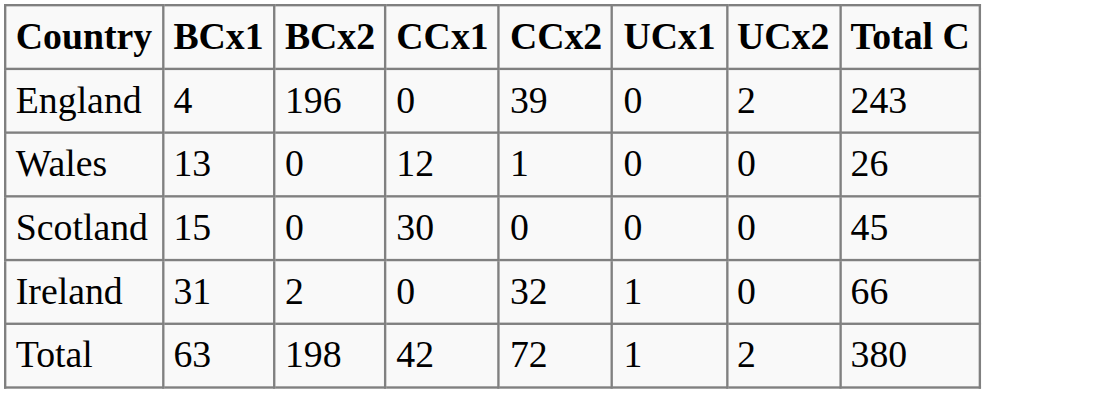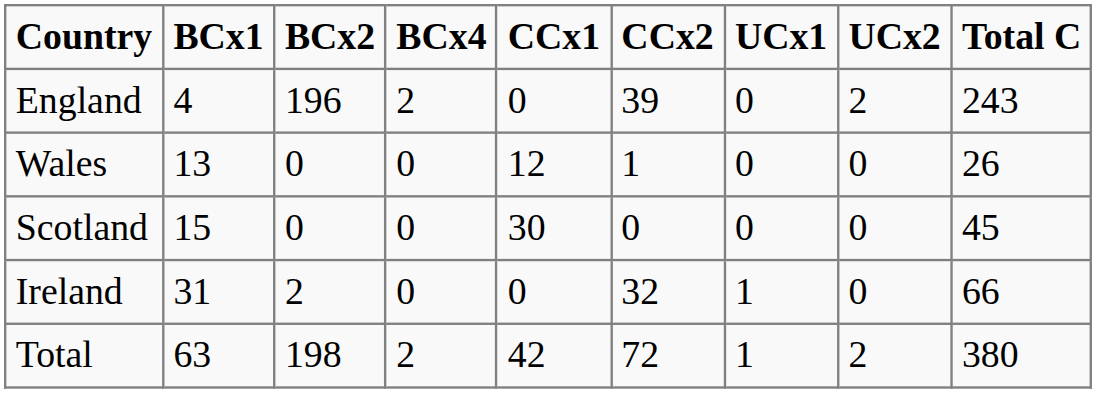+ column: (441, 36)
